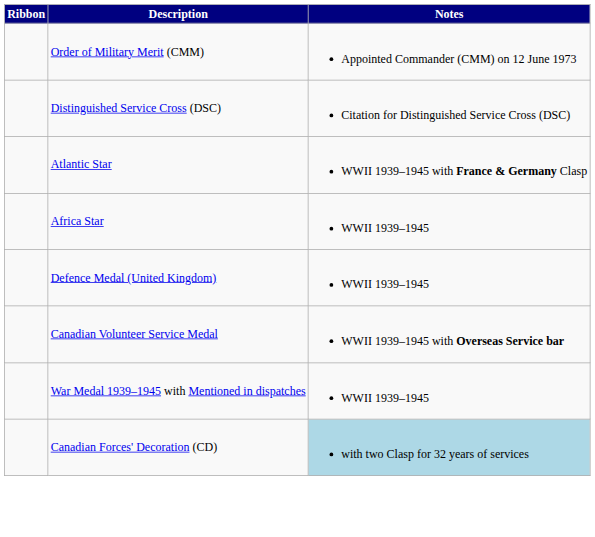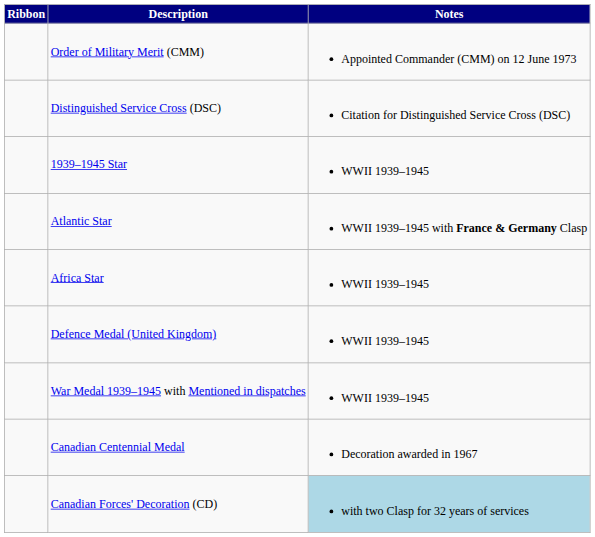+ row: (89, 164)
- row: (134, 334)
+ row: (118, 447)
